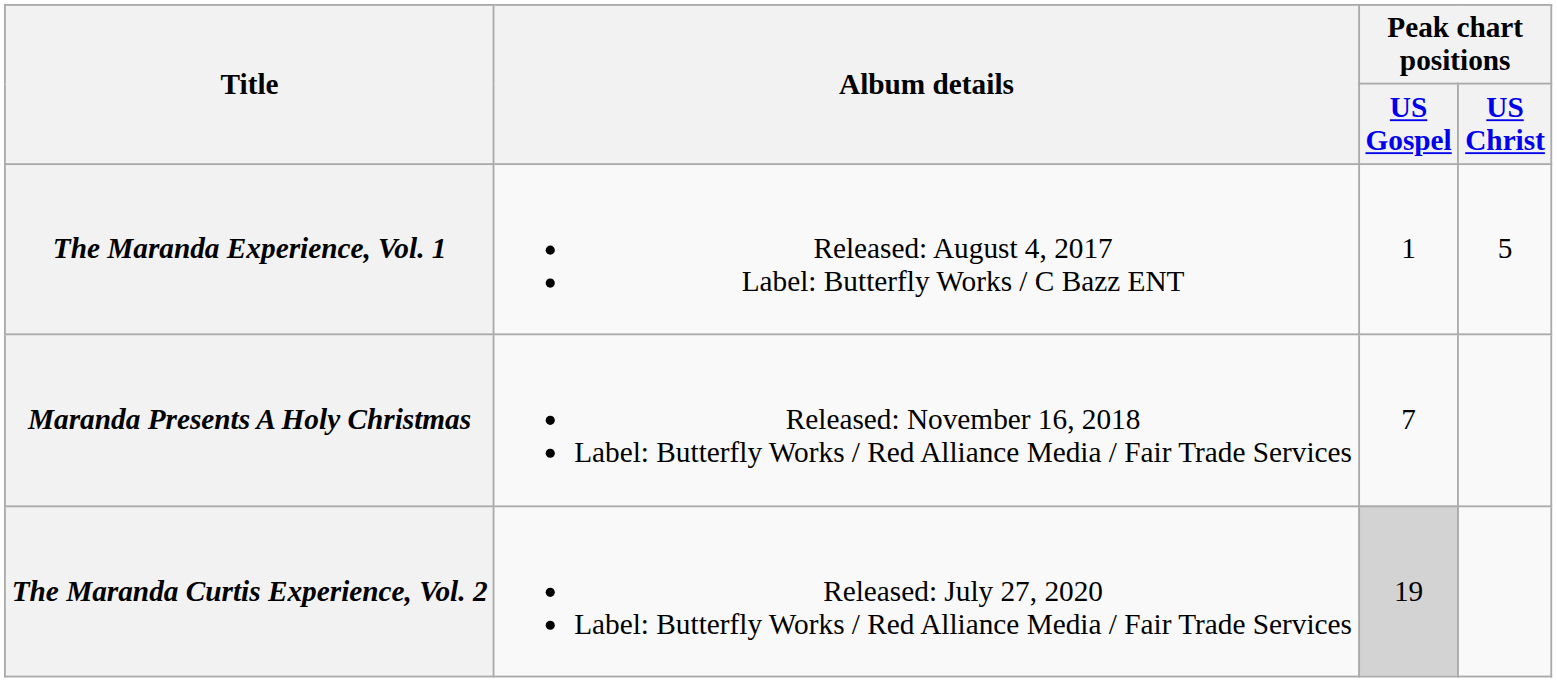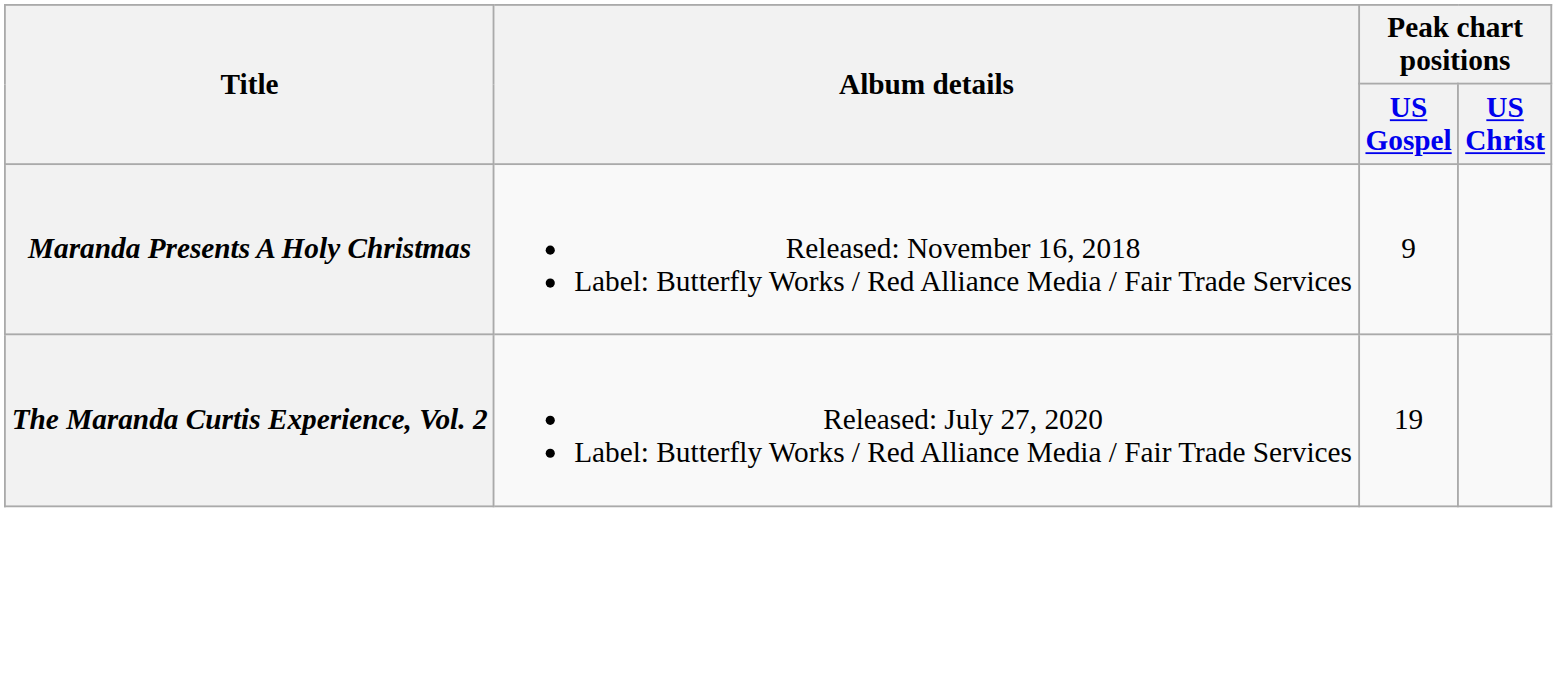- row: (250, 248)
(1409, 419) 7 -> (1409, 248) 9
(1409, 590) lightgrey background -> (1409, 419) no background
